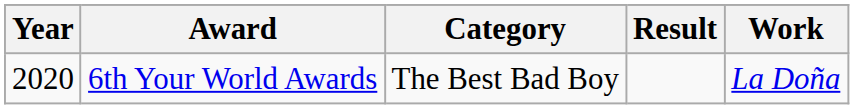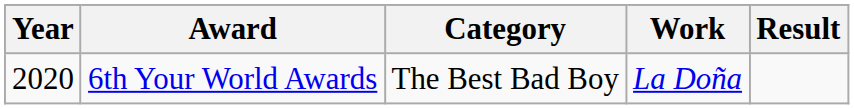columns swapped: (786, 28) <-> (675, 28)
